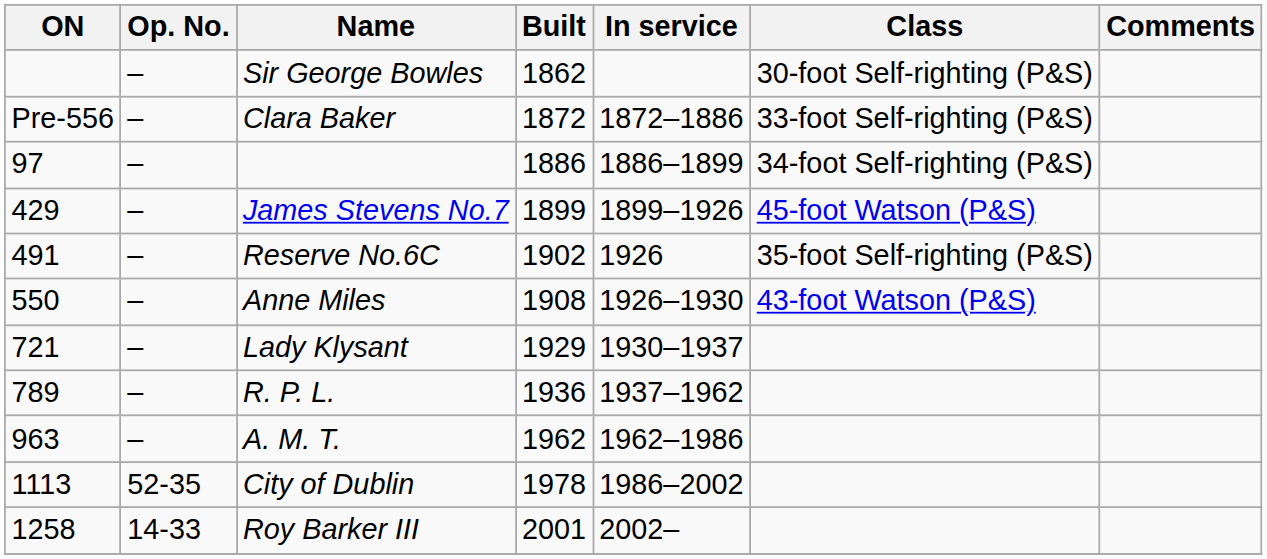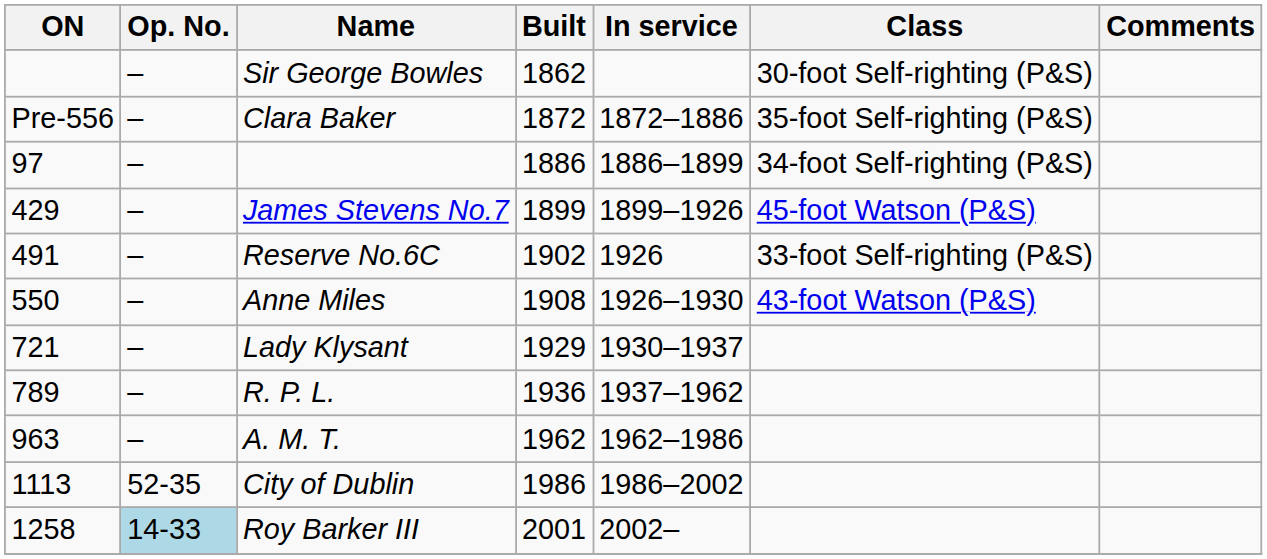(925, 118) 33-foot Self-righting (P&S) -> (925, 118) 35-foot Self-righting (P&S)
(925, 255) 35-foot Self-righting (P&S) -> (925, 255) 33-foot Self-righting (P&S)
(554, 484) 1978 -> (554, 484) 1986
(164, 529) no background -> (164, 529) lightblue background
